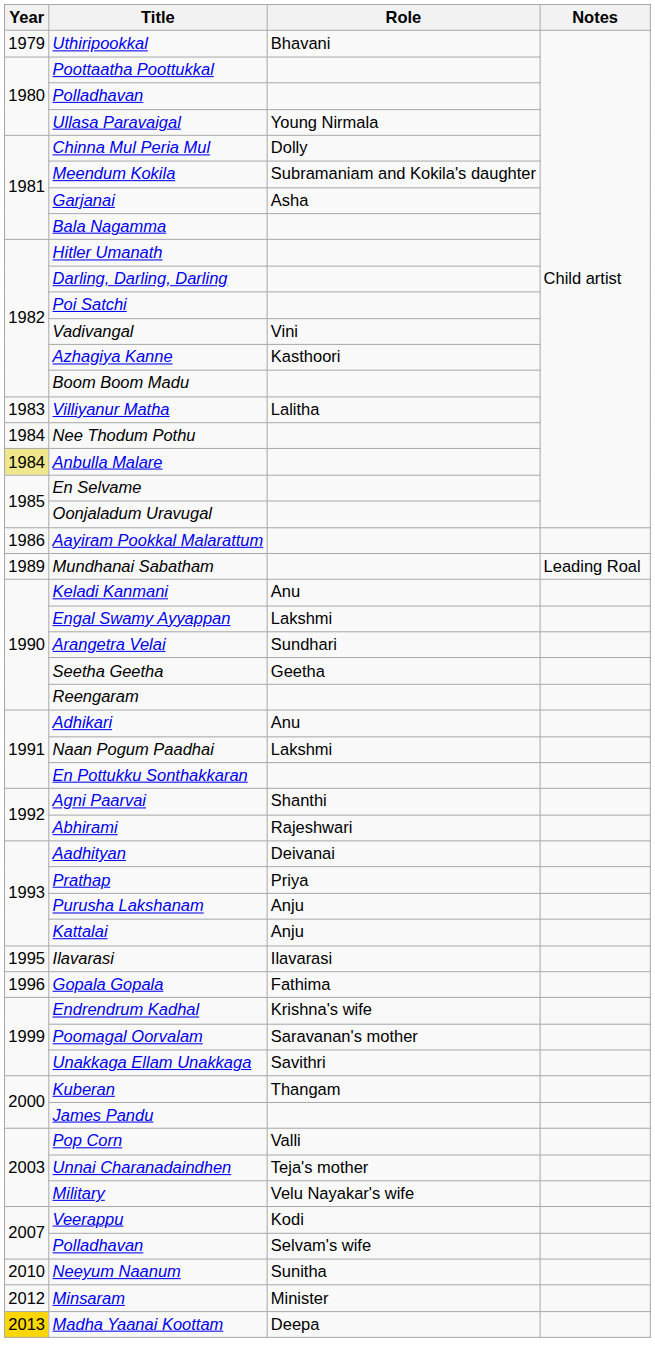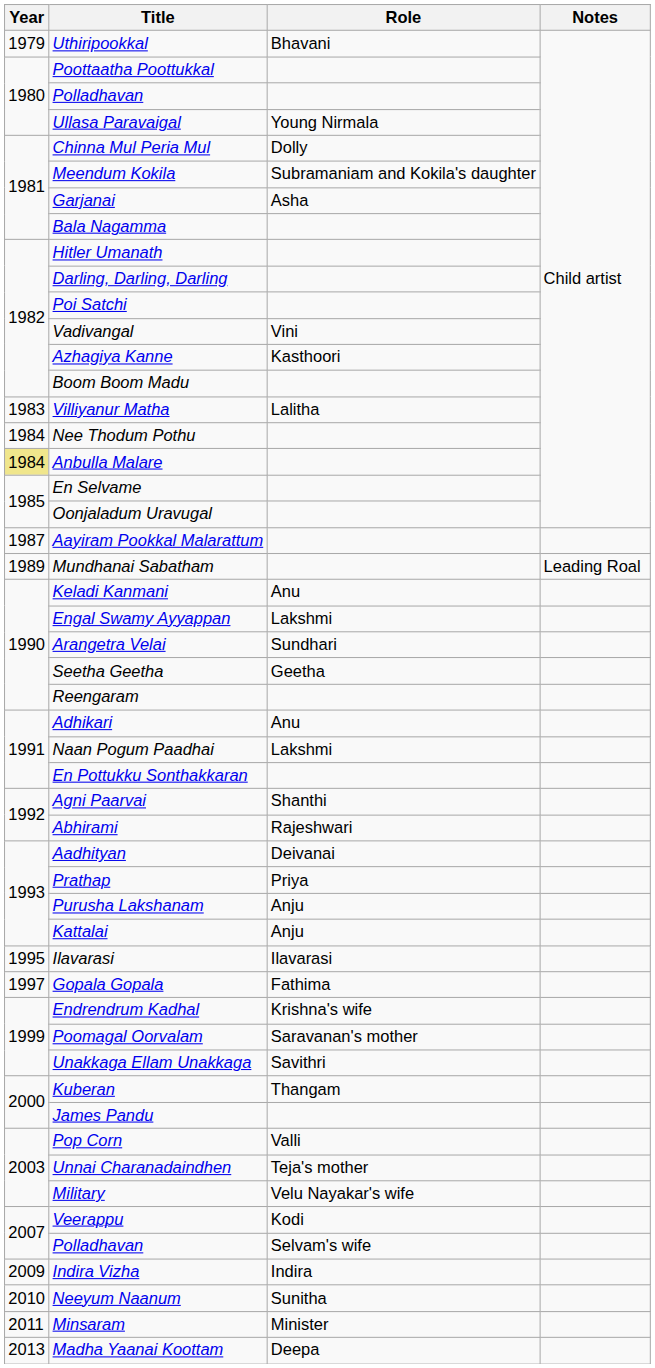(27, 540) 1986 -> (27, 540) 1987
(27, 984) 1996 -> (27, 984) 1997
+ row: (96, 1272)
(27, 1298) 2012 -> (26, 1324) 2011
(27, 1324) gold background -> (27, 1350) no background
